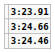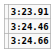rows swapped: (30, 41) <-> (30, 26)
